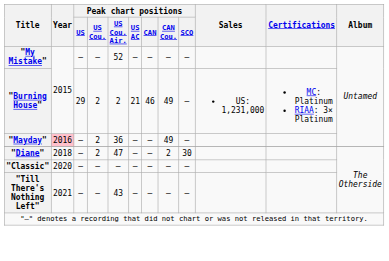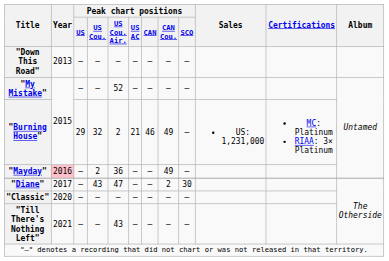+ row: (28, 62)
(98, 101) 2 -> (98, 132) 32
(62, 153) 2018 -> (62, 184) 2017
(98, 153) 2 -> (98, 184) 43
